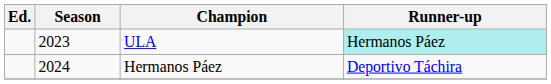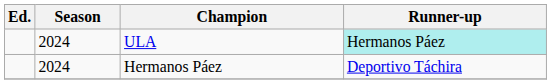(54, 41) 2023 -> (54, 41) 2024
